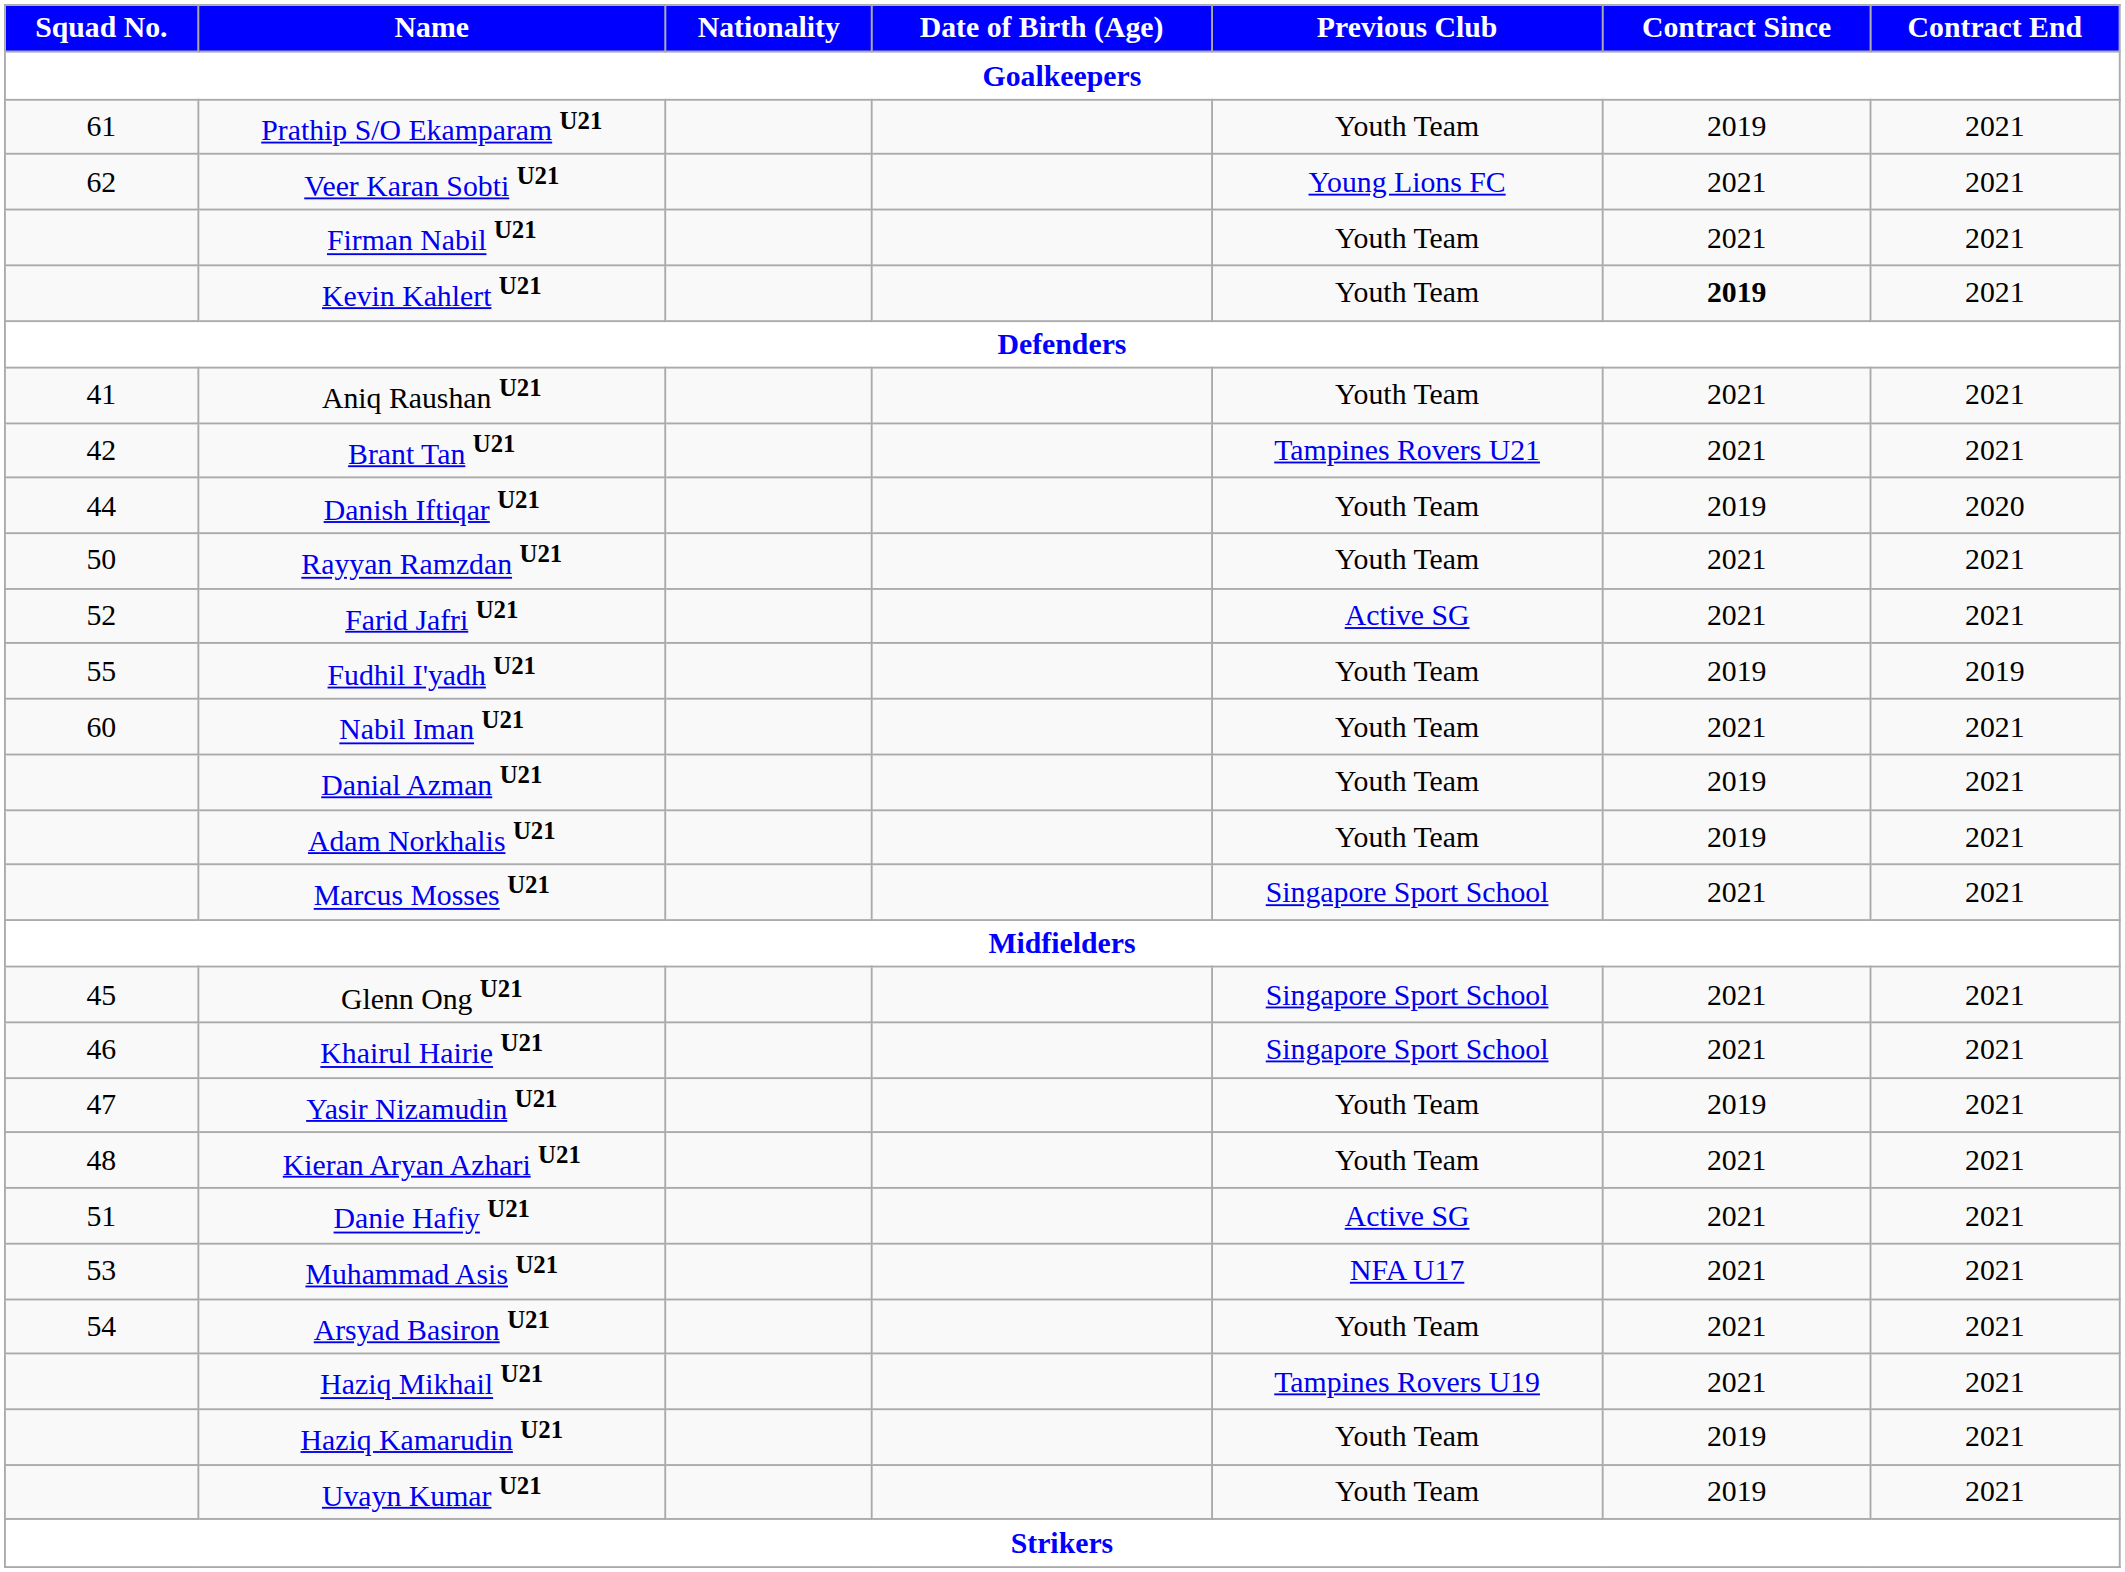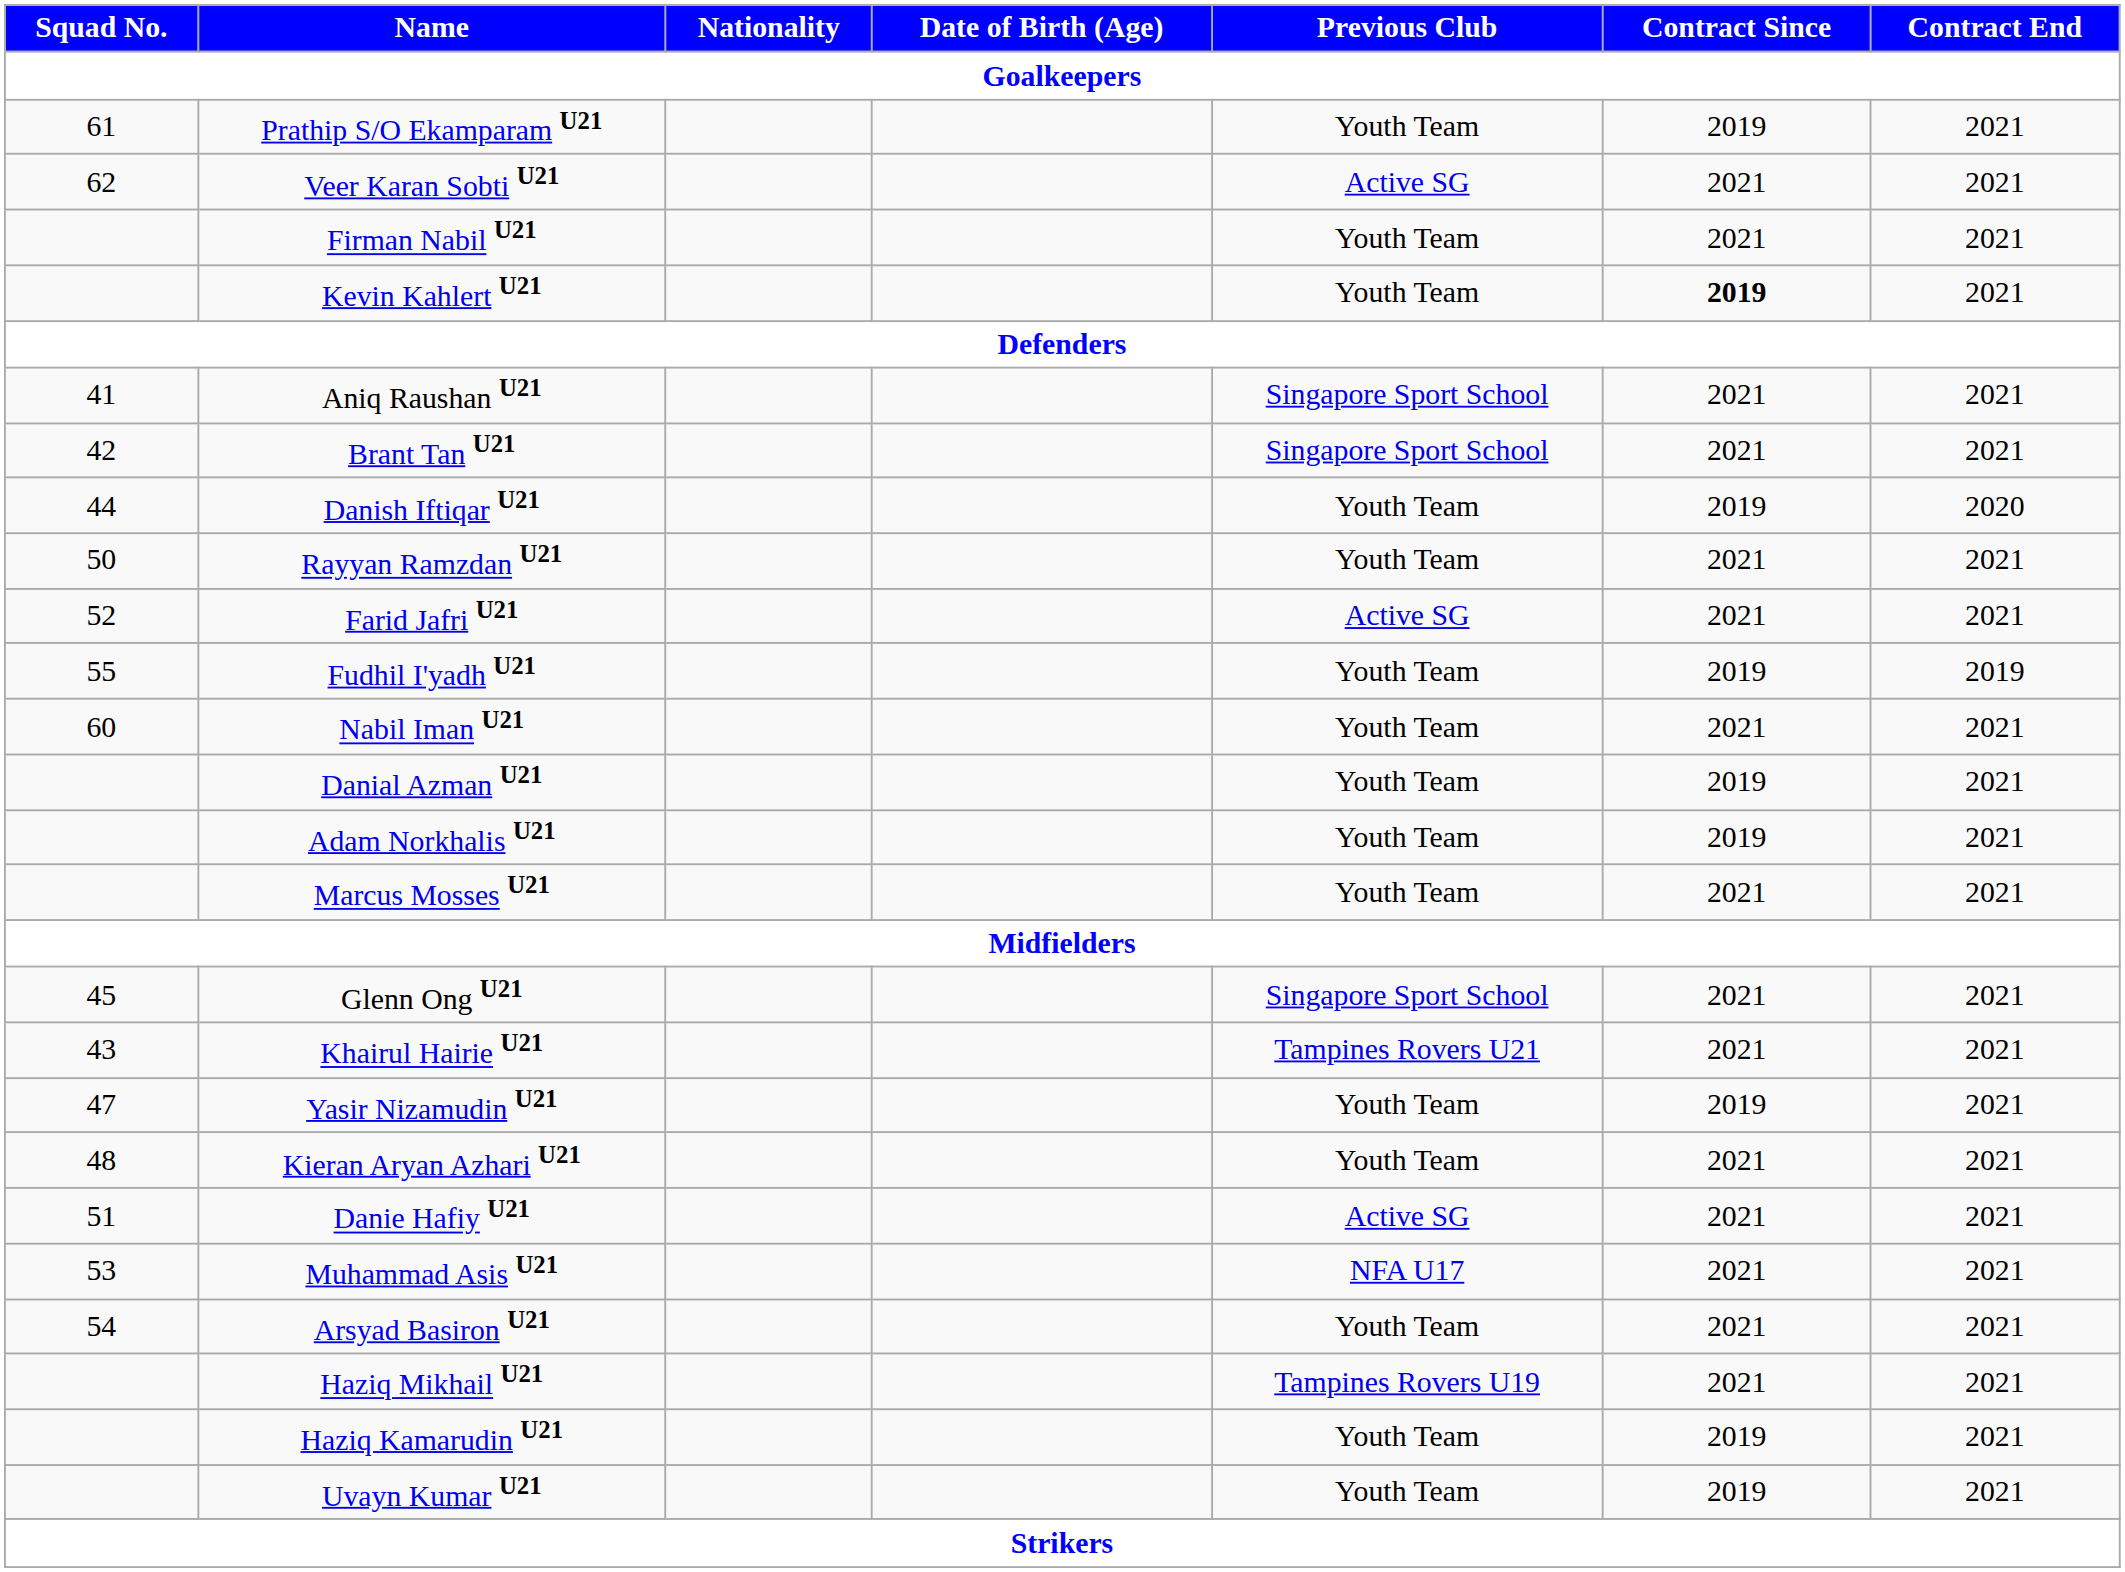(1407, 181) Young Lions FC -> (1407, 181) Active SG
(1407, 394) Youth Team -> (1407, 394) Singapore Sport School
(1407, 449) Tampines Rovers U21 -> (1407, 449) Singapore Sport School
(1407, 891) Singapore Sport School -> (1407, 891) Youth Team
(101, 1049) 46 -> (101, 1049) 43
(1407, 1049) Singapore Sport School -> (1407, 1049) Tampines Rovers U21
